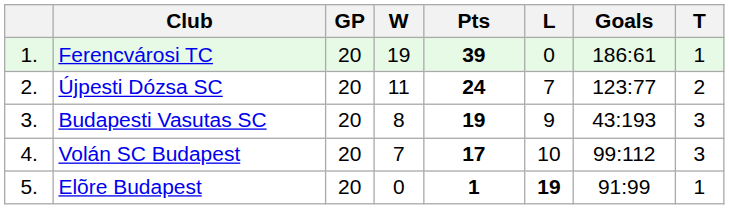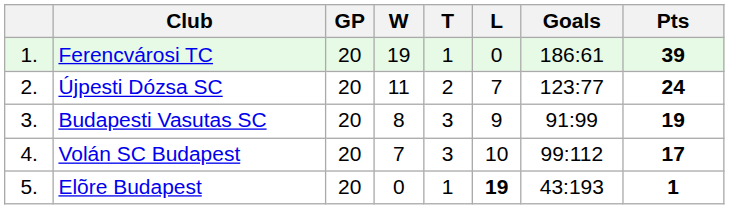columns swapped: (699, 21) <-> (474, 21)
(624, 120) 43:193 -> (572, 120) 91:99
(624, 187) 91:99 -> (572, 187) 43:193
